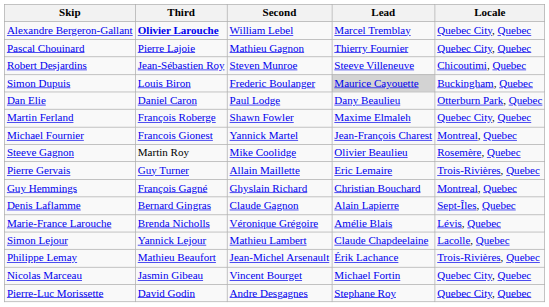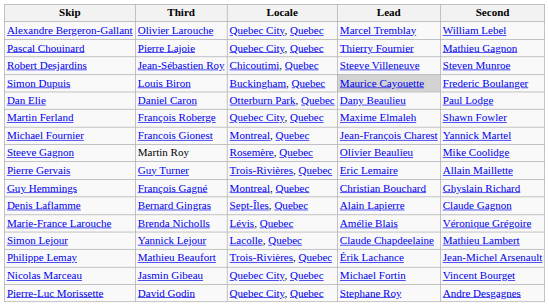columns swapped: (279, 13) <-> (490, 13)
(178, 30) bold -> (176, 30) normal
